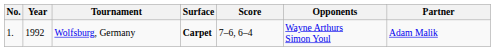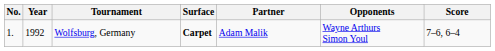columns swapped: (439, 11) <-> (250, 11)
